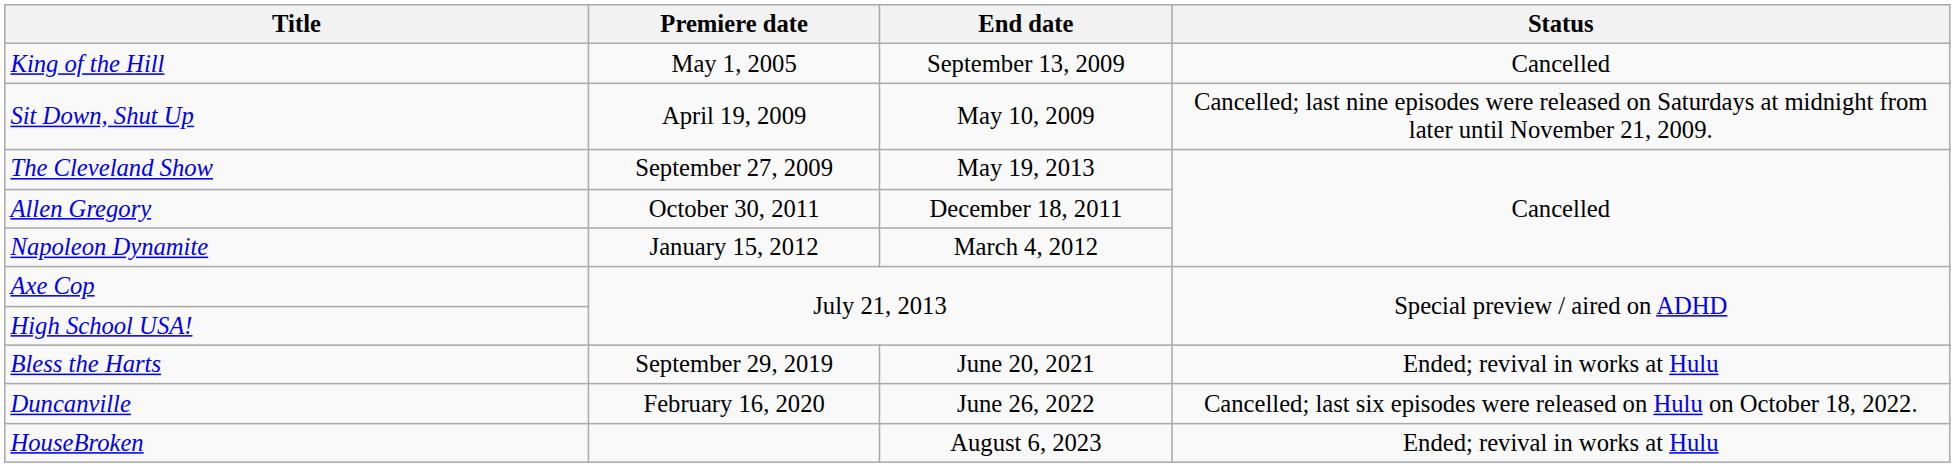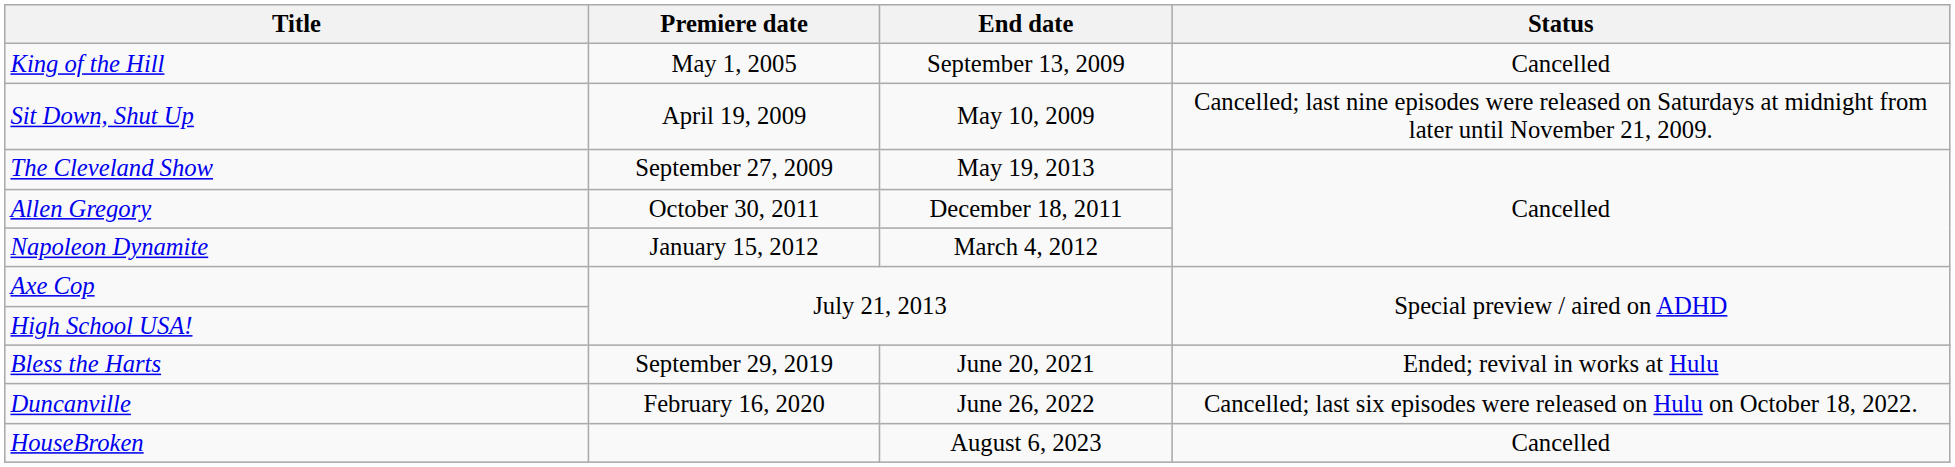(1561, 442) Ended; revival in works at Hulu -> (1561, 442) Cancelled
